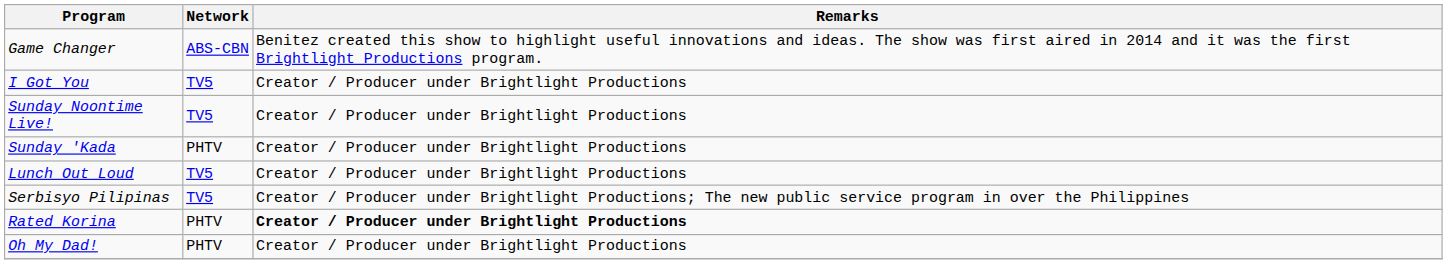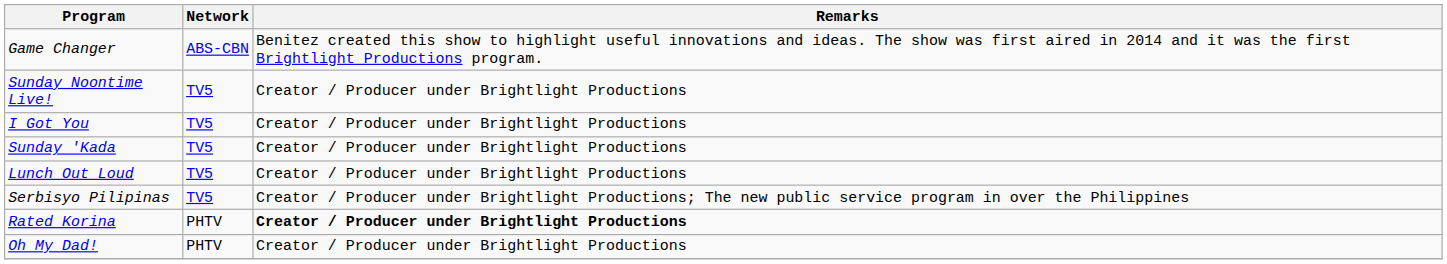rows swapped: (75, 116) <-> (49, 83)
(204, 149) PHTV -> (200, 149) TV5
